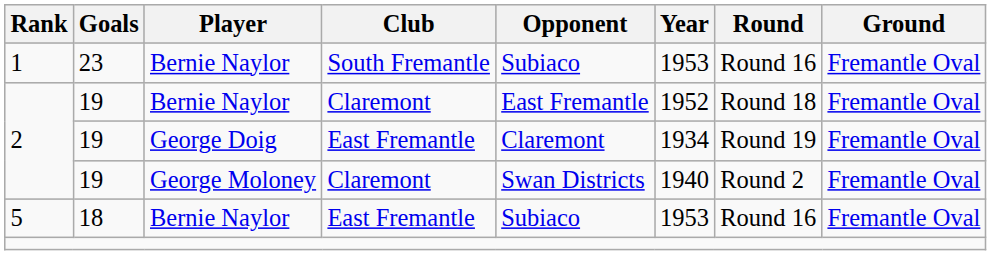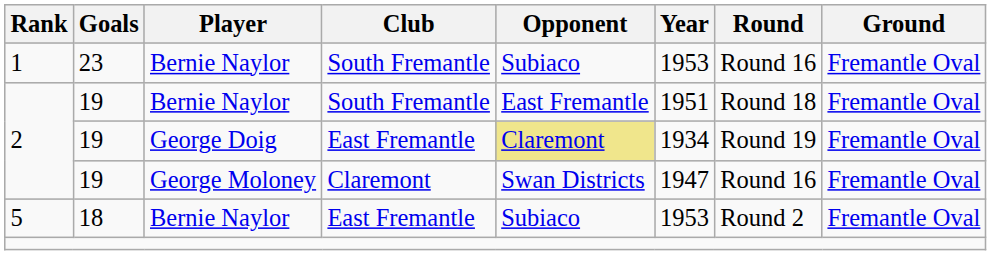(379, 101) Claremont -> (409, 101) South Fremantle
(684, 101) 1952 -> (684, 101) 1951
(553, 140) no background -> (553, 140) khaki background
(684, 179) 1940 -> (684, 179) 1947
(762, 179) Round 2 -> (768, 179) Round 16
(768, 218) Round 16 -> (762, 218) Round 2
